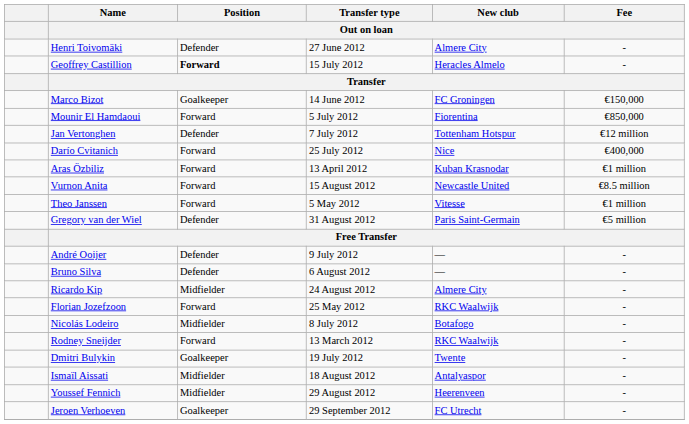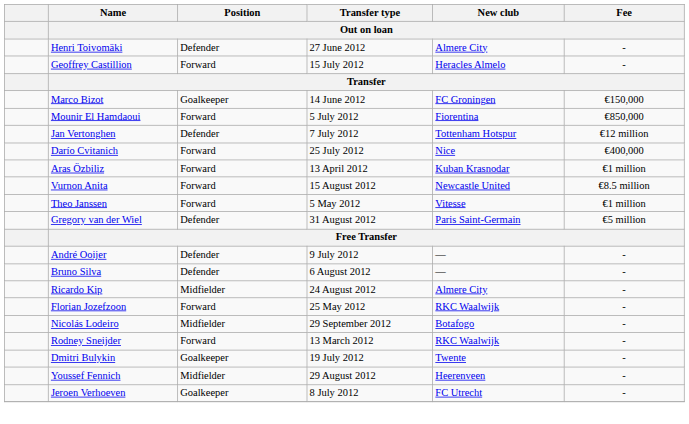(200, 64) bold -> (198, 64) normal
(333, 323) 8 July 2012 -> (350, 323) 29 September 2012
- row: (79, 375)
(350, 410) 29 September 2012 -> (334, 392) 8 July 2012
